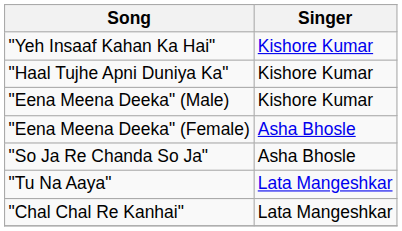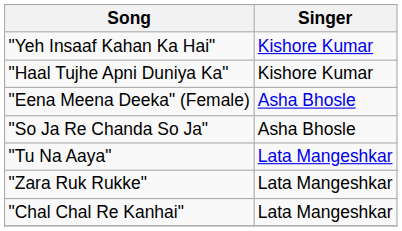- row: (119, 101)
+ row: (78, 184)
